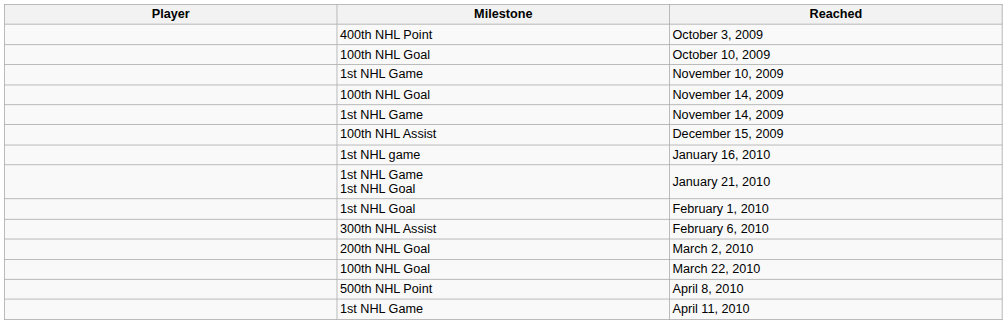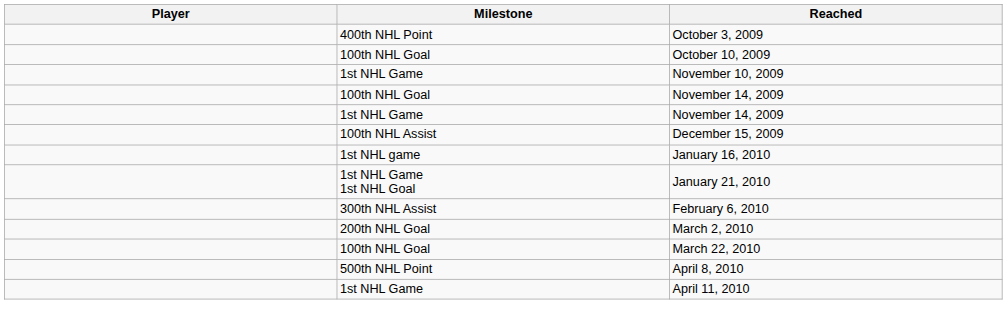- row: (378, 209)
